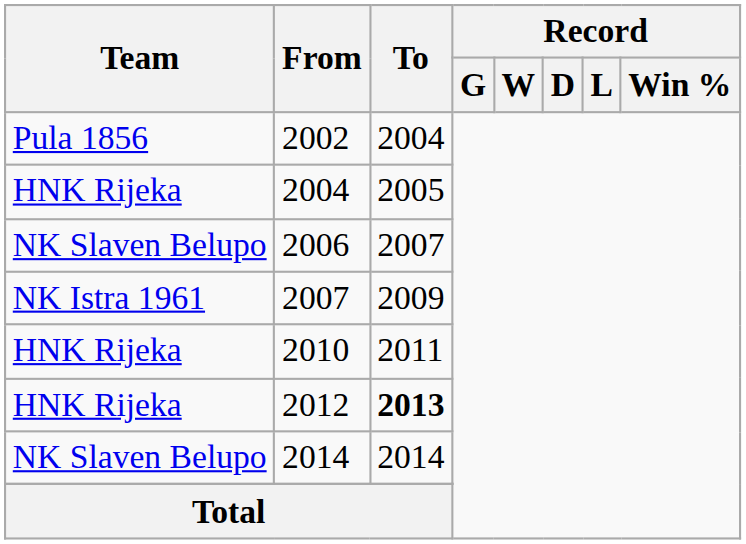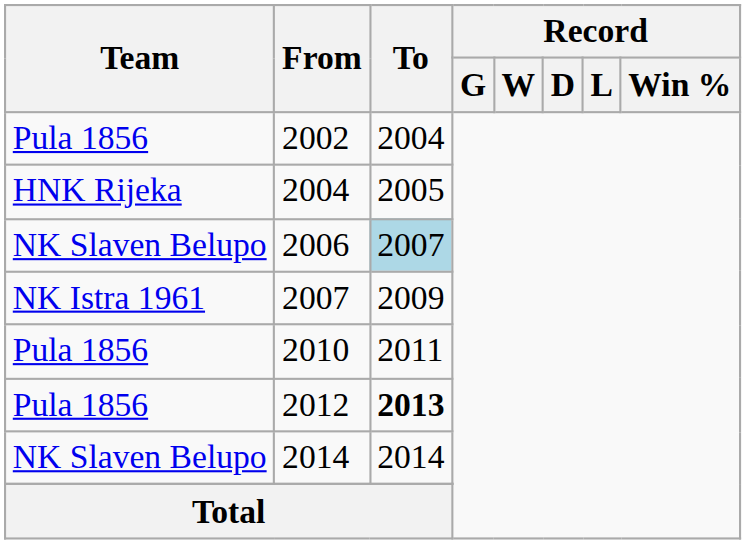(411, 244) no background -> (411, 244) lightblue background
(97, 350) HNK Rijeka -> (80, 350) Pula 1856
(97, 404) HNK Rijeka -> (80, 404) Pula 1856
